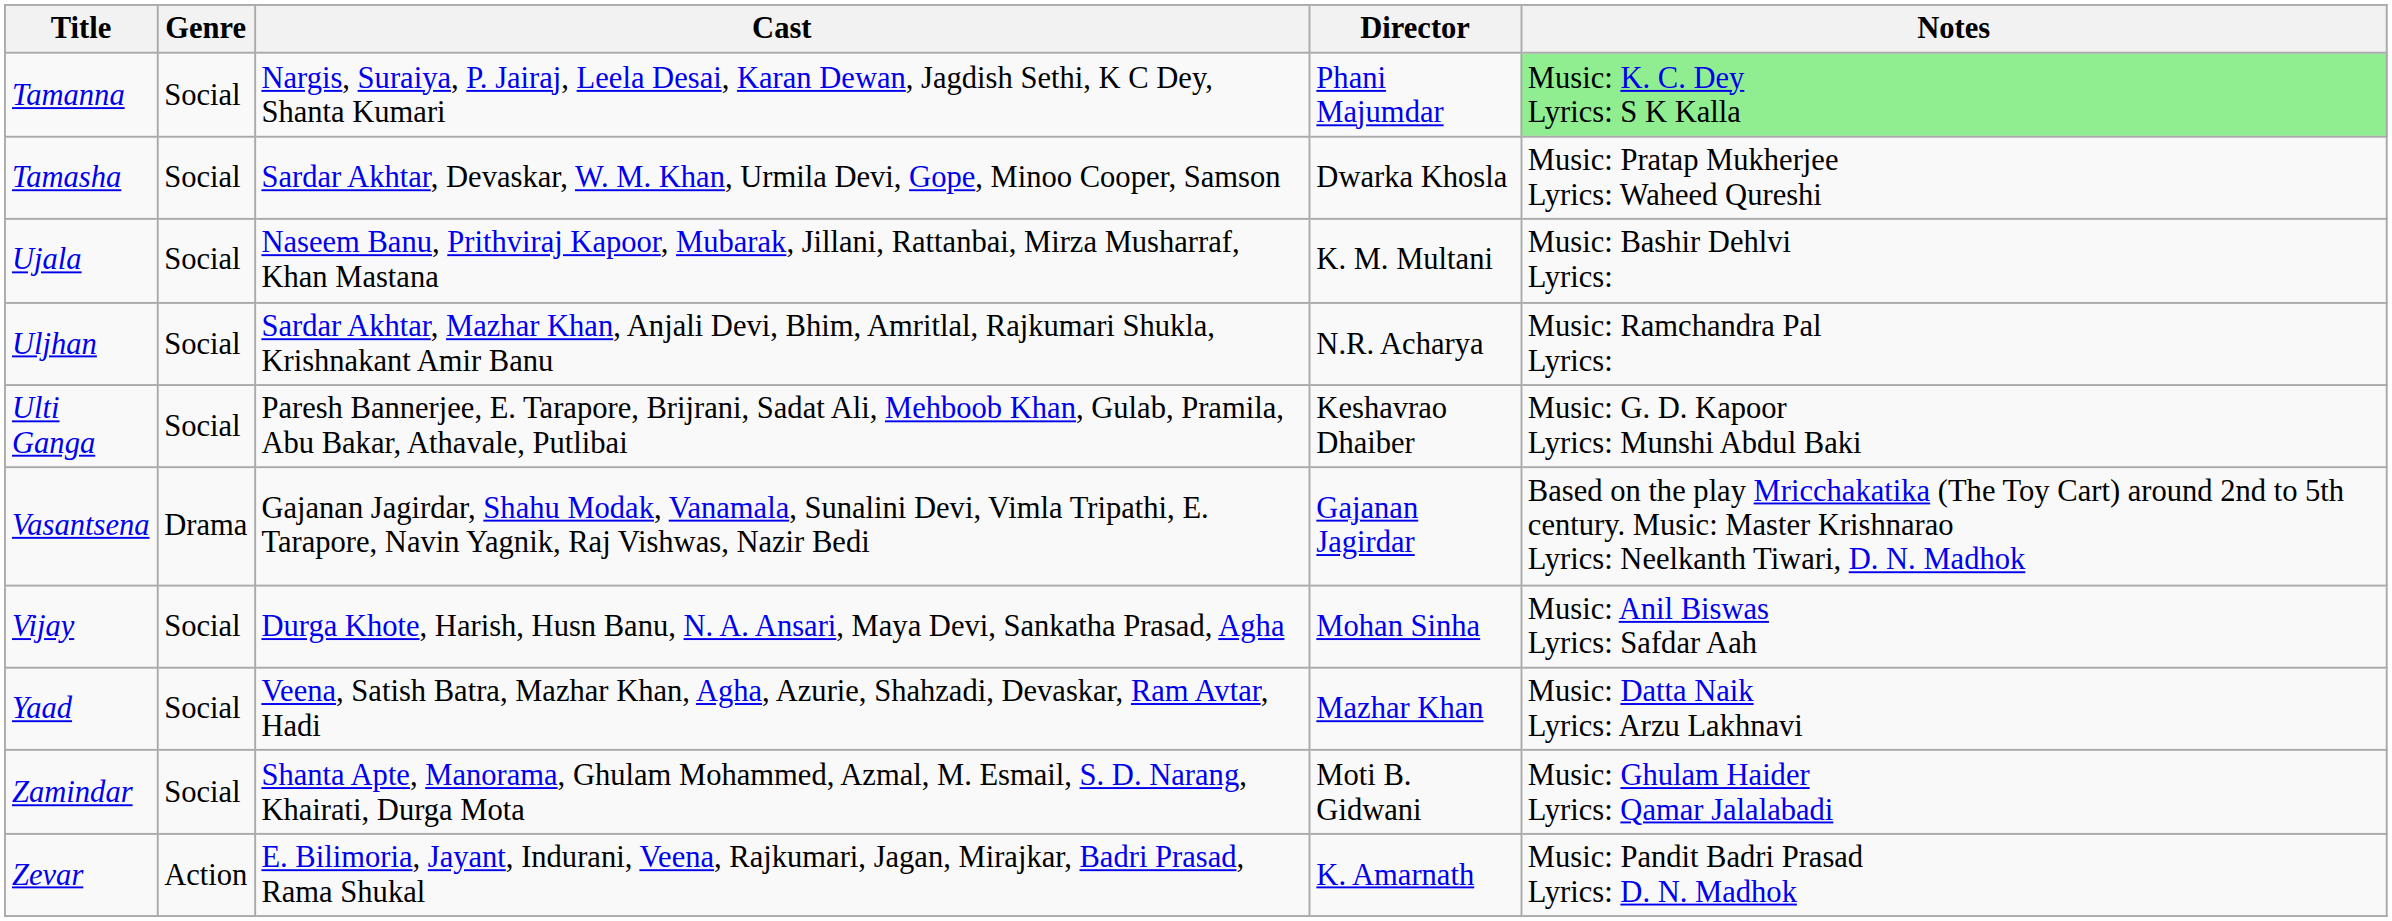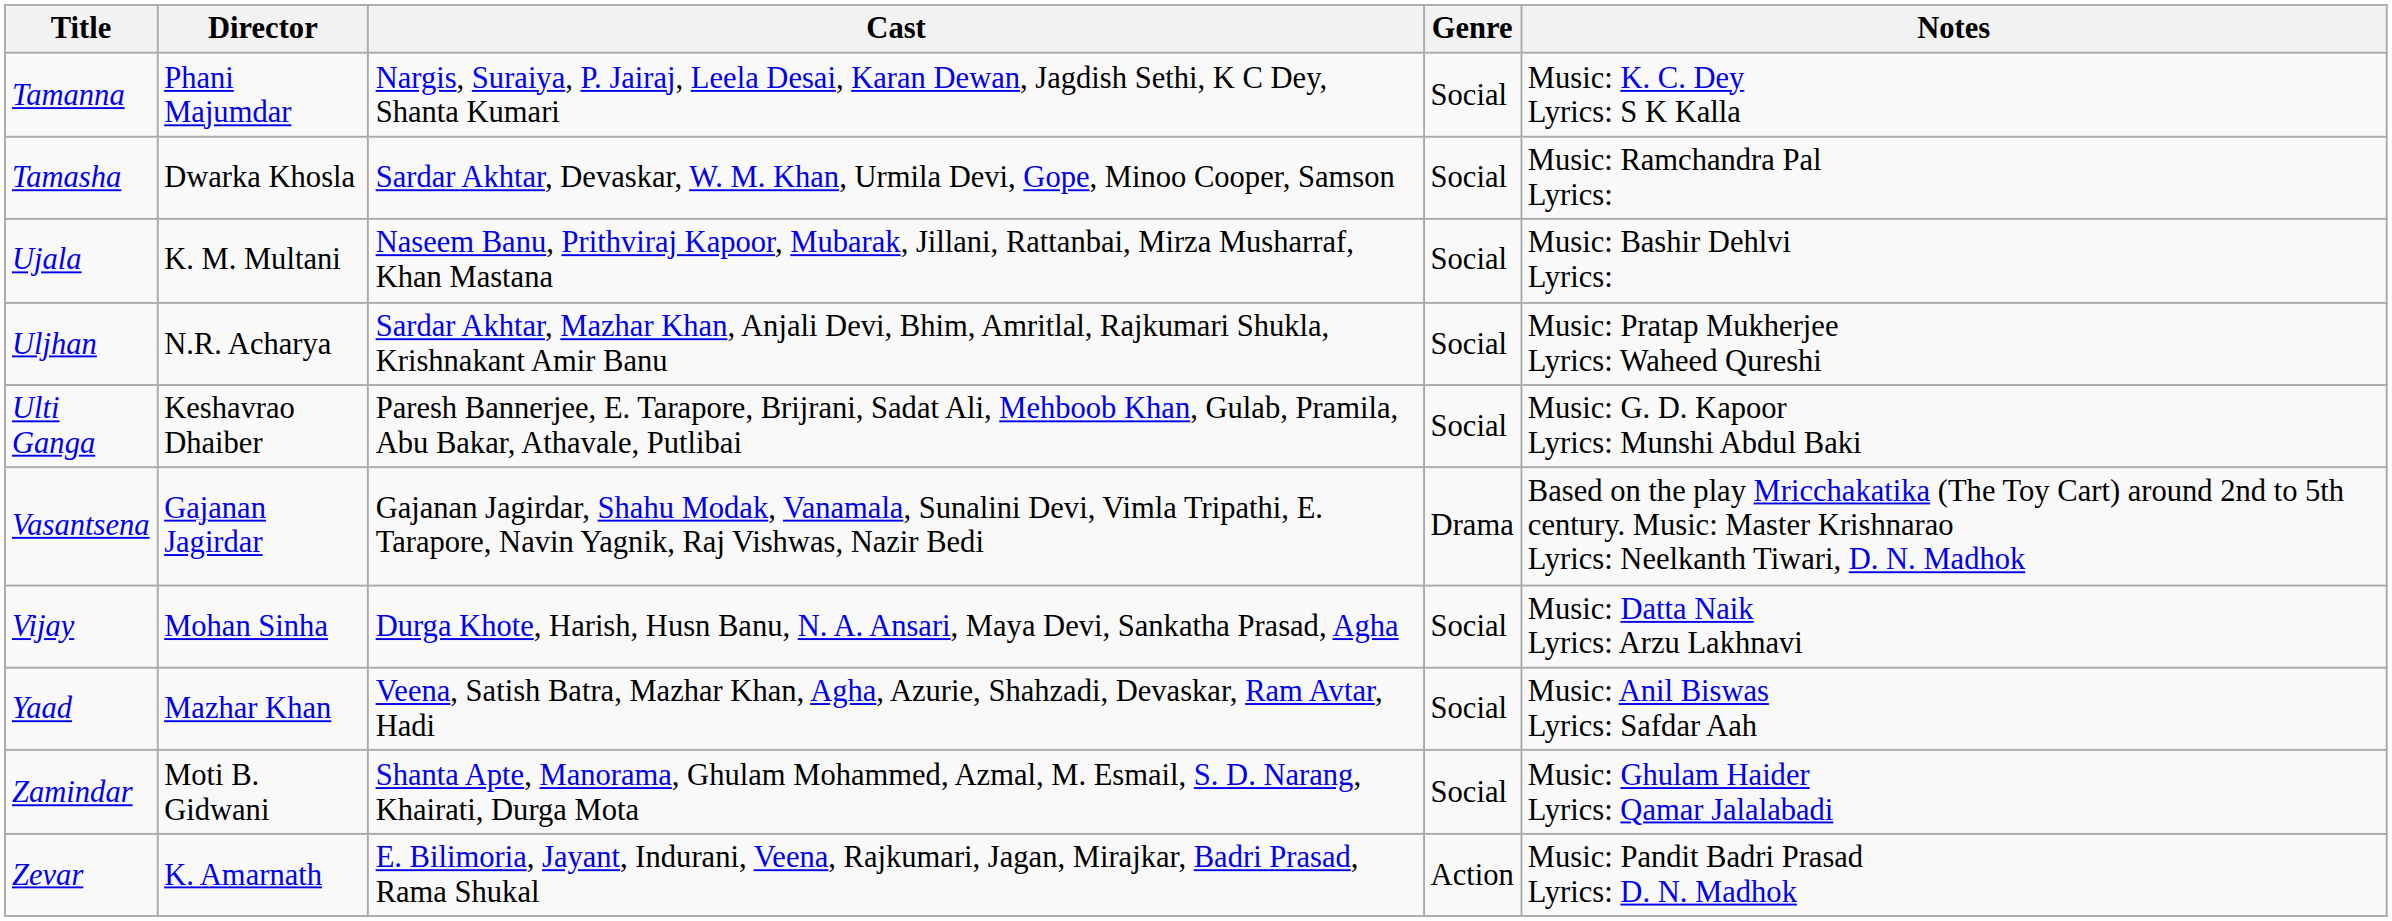columns swapped: (1415, 28) <-> (206, 28)
(1636, 94) lightgreen background -> (1636, 94) no background
(1683, 177) Music: Pratap Mukherjee Lyrics: Waheed Qureshi -> (1675, 177) Music: Ramchandra Pal Lyrics:
(1675, 342) Music: Ramchandra Pal Lyrics: -> (1683, 342) Music: Pratap Mukherjee Lyrics: Waheed Qureshi
(1648, 625) Music: Anil Biswas Lyrics: Safdar Aah -> (1665, 625) Music: Datta Naik Lyrics: Arzu Lakhnavi
(1665, 708) Music: Datta Naik Lyrics: Arzu Lakhnavi -> (1648, 708) Music: Anil Biswas Lyrics: Safdar Aah
